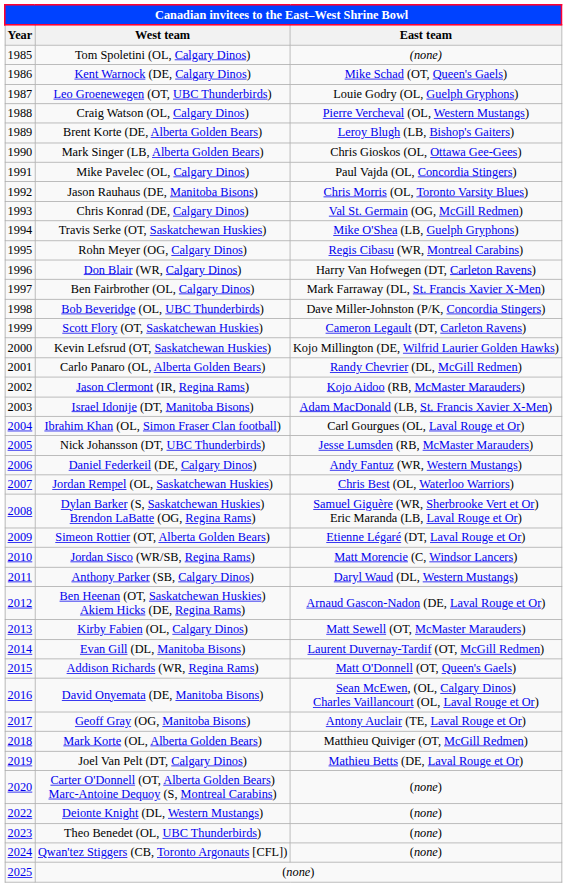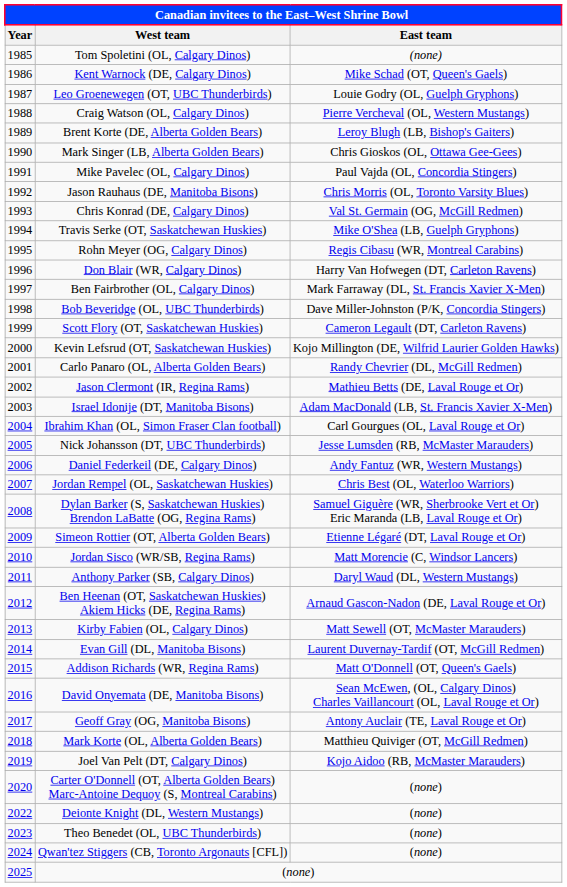(426, 387) Kojo Aidoo (RB, McMaster Marauders) -> (426, 387) Mathieu Betts (DE, Laval Rouge et Or)
(426, 760) Mathieu Betts (DE, Laval Rouge et Or) -> (426, 760) Kojo Aidoo (RB, McMaster Marauders)
